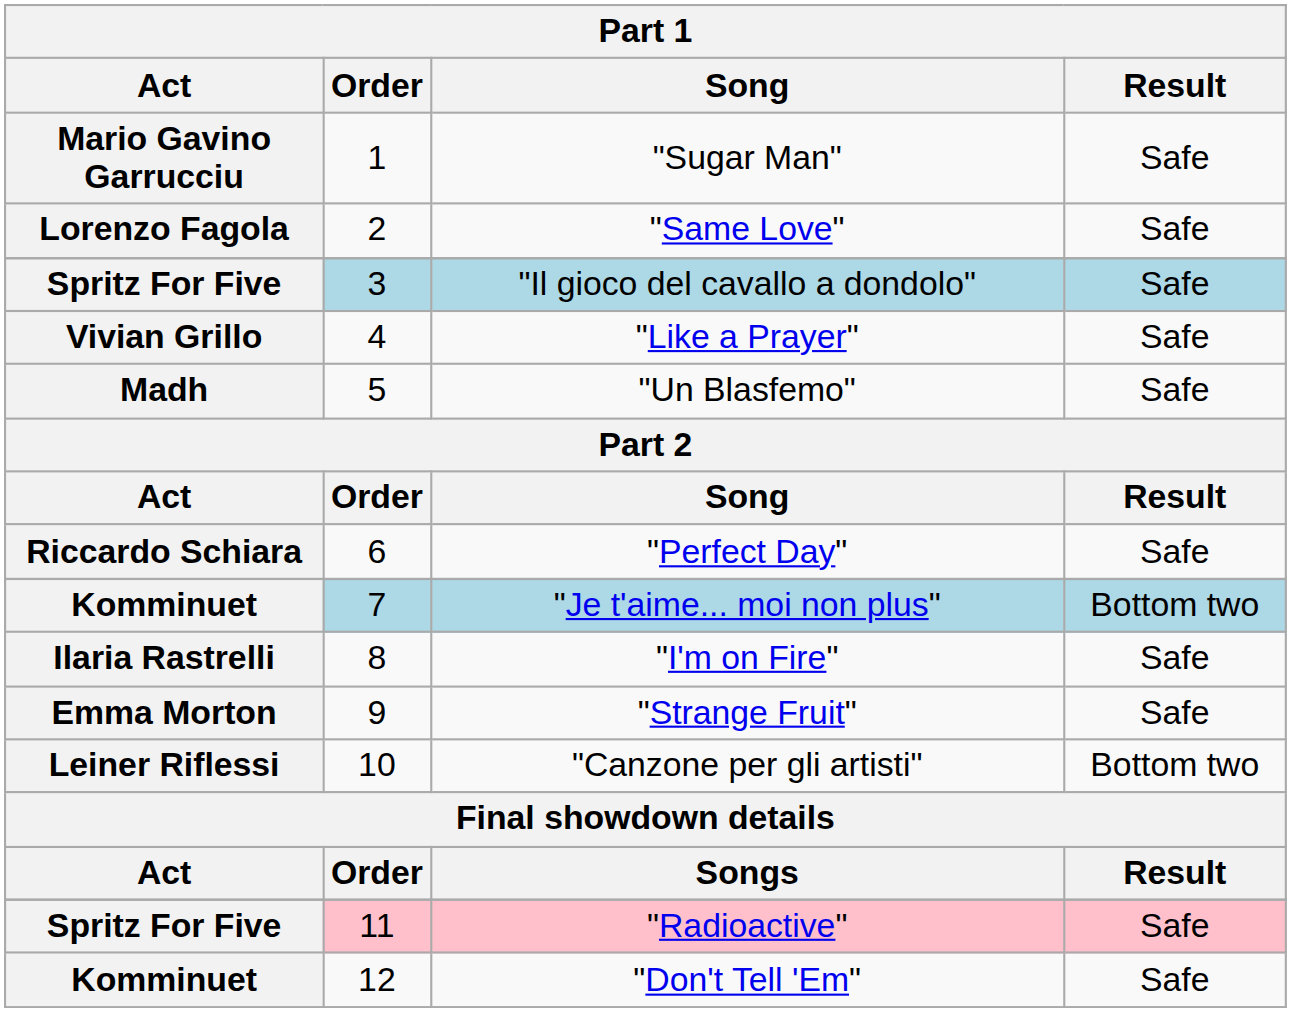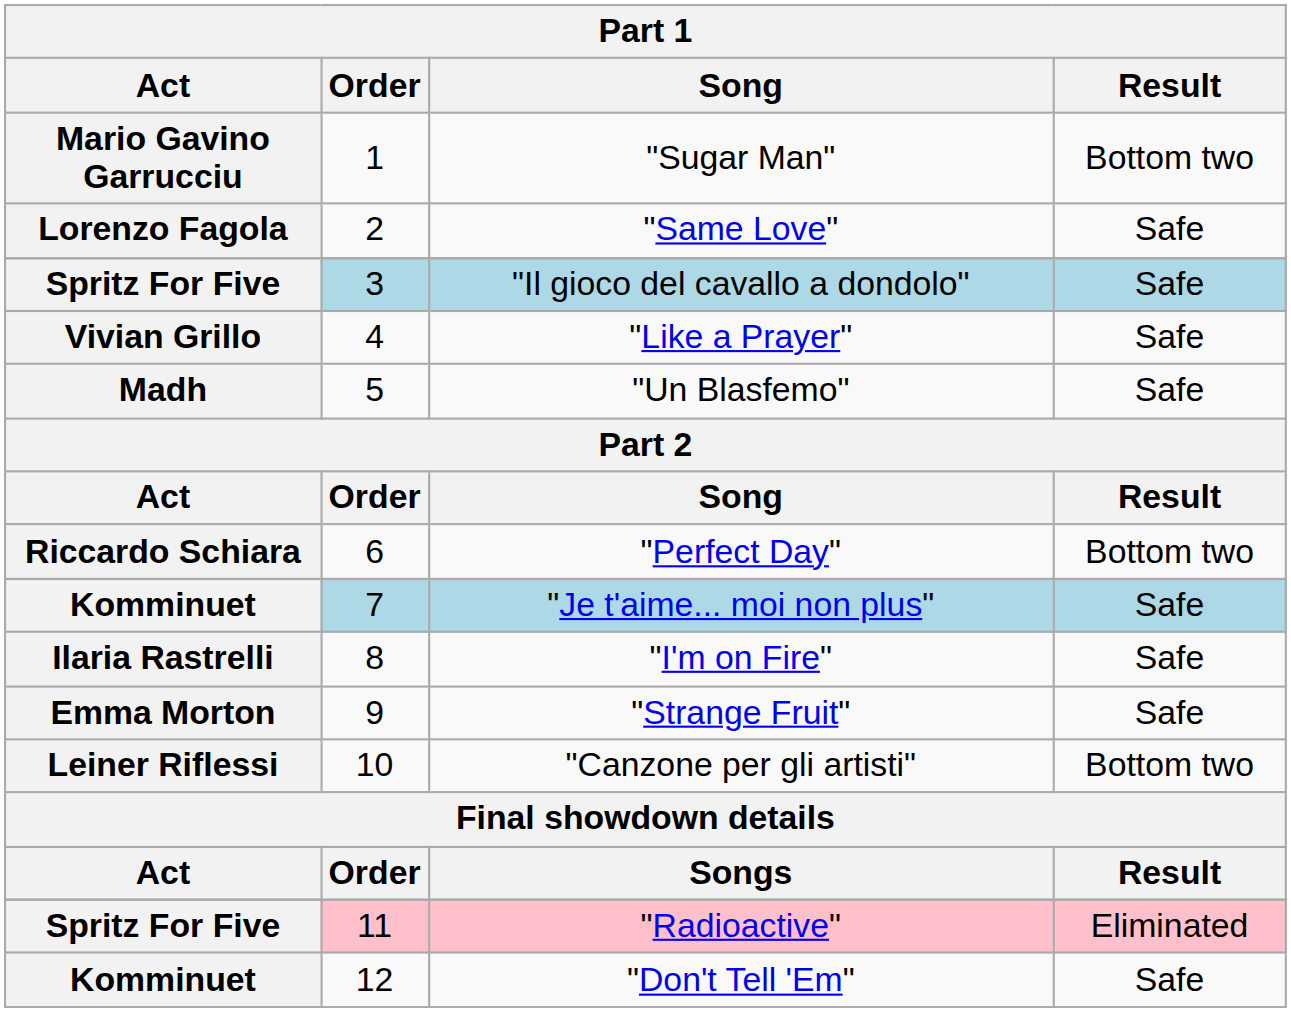(1175, 157) Safe -> (1170, 157) Bottom two
(1175, 551) Safe -> (1170, 551) Bottom two
(1175, 604) Bottom two -> (1170, 604) Safe
(1175, 925) Safe -> (1170, 925) Eliminated
